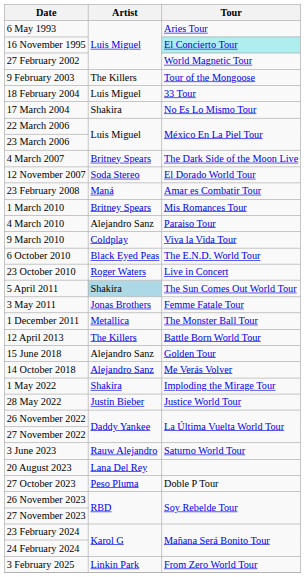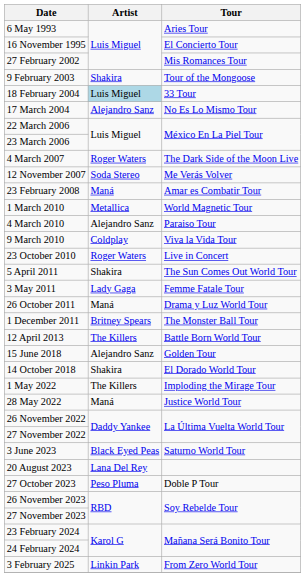(201, 45) paleturquoise background -> (201, 45) no background
(208, 61) World Magnetic Tour -> (205, 61) Mis Romances Tour
(114, 77) The Killers -> (106, 77) Shakira
(116, 93) no background -> (116, 93) lightblue background
(106, 110) Shakira -> (122, 110) Alejandro Sanz
(121, 158) Britney Spears -> (118, 158) Roger Waters
(210, 175) El Dorado World Tour -> (198, 175) Me Verás Volver
(121, 207) Britney Spears -> (110, 207) Metallica
(205, 207) Mis Romances Tour -> (208, 207) World Magnetic Tour
- row: (39, 256)
(106, 288) lightblue background -> (106, 272) no background
(121, 304) Jonas Brothers -> (113, 288) Lady Gaga
+ row: (41, 304)
(110, 321) Metallica -> (121, 321) Britney Spears
(122, 369) Alejandro Sanz -> (106, 369) Shakira
(198, 369) Me Verás Volver -> (210, 369) El Dorado World Tour
(106, 386) Shakira -> (114, 386) The Killers
(117, 402) Justin Bieber -> (102, 402) Maná
(124, 451) Rauw Alejandro -> (125, 451) Black Eyed Peas
